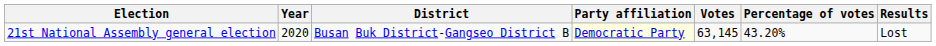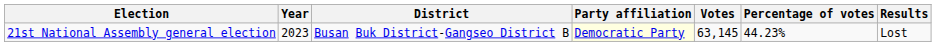(295, 32) 2020 -> (295, 32) 2023
(765, 32) 43.20% -> (765, 32) 44.23%
